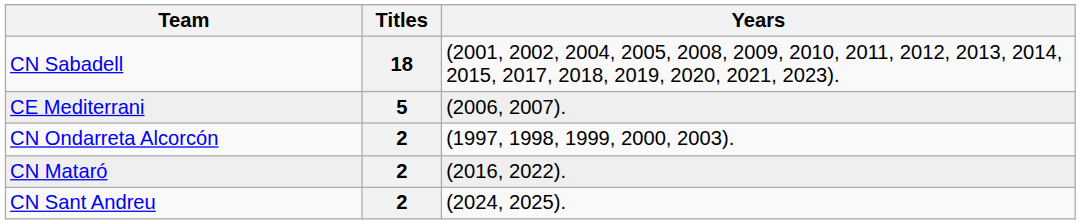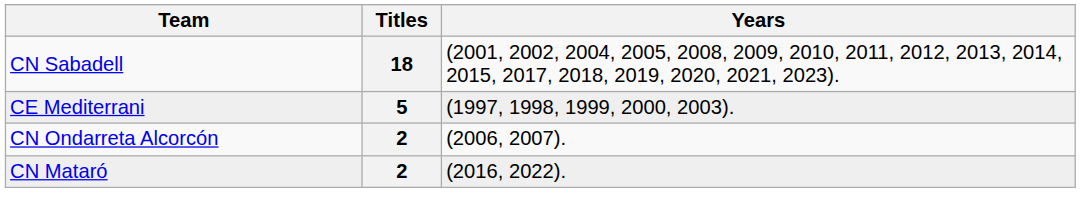(506, 107) (2006, 2007). -> (590, 107) (1997, 1998, 1999, 2000, 2003).
(590, 139) (1997, 1998, 1999, 2000, 2003). -> (506, 139) (2006, 2007).
- row: (83, 203)
